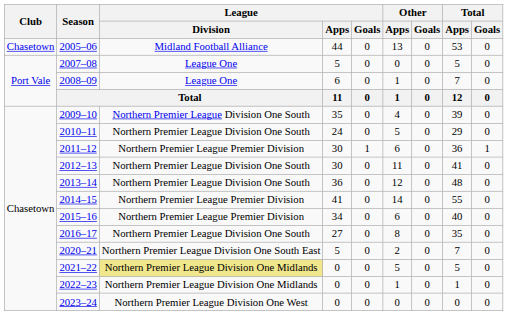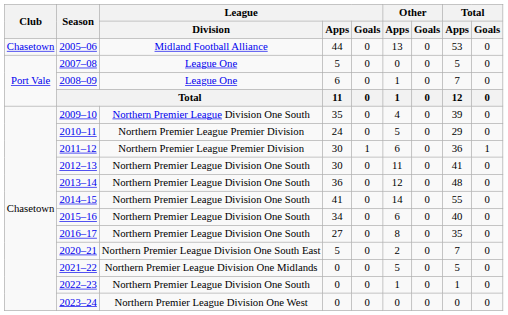(211, 132) Northern Premier League Division One South -> (211, 132) Northern Premier League Premier Division
(211, 200) Northern Premier League Premier Division -> (211, 200) Northern Premier League Division One South
(211, 217) Northern Premier League Premier Division -> (211, 217) Northern Premier League Division One South
(211, 268) khaki background -> (211, 268) no background
(211, 285) Northern Premier League Division One Midlands -> (211, 285) Northern Premier League Division One South
